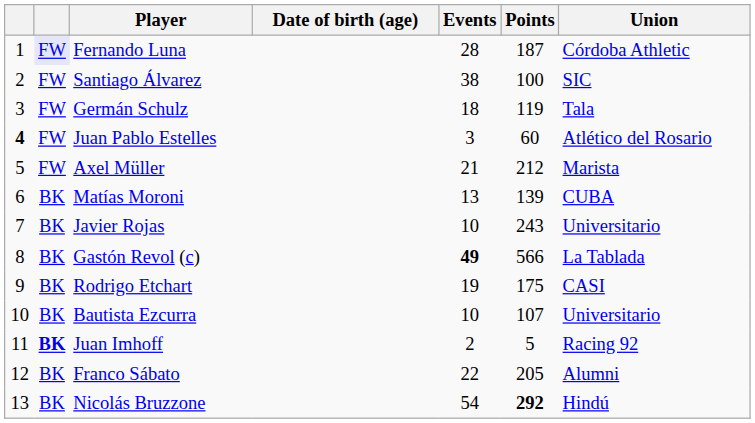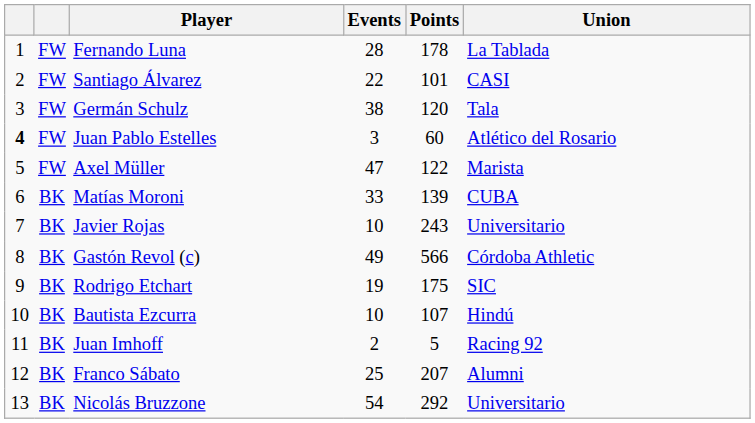- column: (345, 19)
(52, 50) lavender background -> (52, 50) no background
(530, 50) 187 -> (434, 50) 178
(626, 50) Córdoba Athletic -> (508, 50) La Tablada
(470, 79) 38 -> (374, 79) 22
(530, 79) 100 -> (434, 79) 101
(577, 79) SIC -> (488, 79) CASI
(470, 109) 18 -> (374, 109) 38
(530, 109) 119 -> (434, 109) 120
(470, 167) 21 -> (374, 167) 47
(530, 167) 212 -> (434, 167) 122
(470, 197) 13 -> (374, 197) 33
(470, 256) bold -> (374, 256) normal
(604, 256) La Tablada -> (531, 256) Córdoba Athletic
(584, 285) CASI -> (482, 285) SIC
(611, 314) Universitario -> (490, 314) Hindú
(52, 344) bold -> (52, 344) normal
(470, 373) 22 -> (374, 373) 25
(530, 373) 205 -> (434, 373) 207
(530, 402) bold -> (434, 402) normal
(586, 402) Hindú -> (516, 402) Universitario
